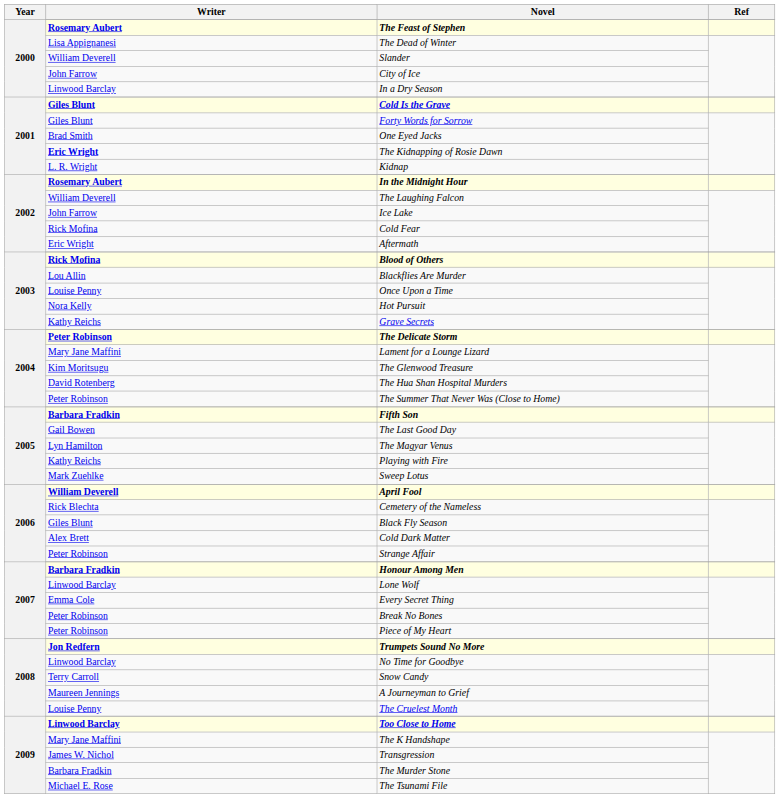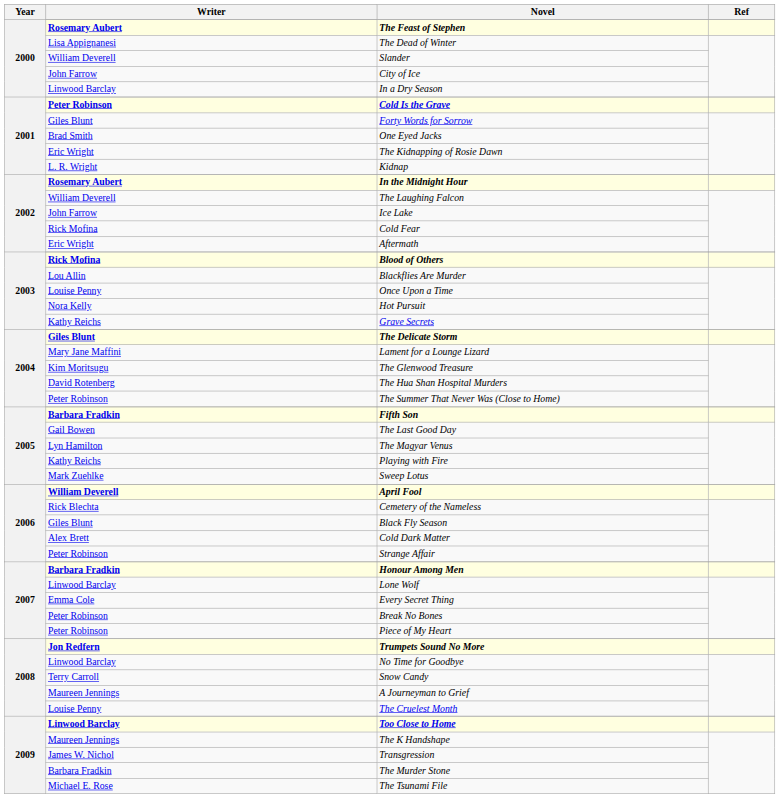(71, 105) Giles Blunt -> (80, 105) Peter Robinson
(73, 151) bold -> (71, 151) normal
(80, 337) Peter Robinson -> (71, 337) Giles Blunt
(84, 739) Mary Jane Maffini -> (84, 739) Maureen Jennings
